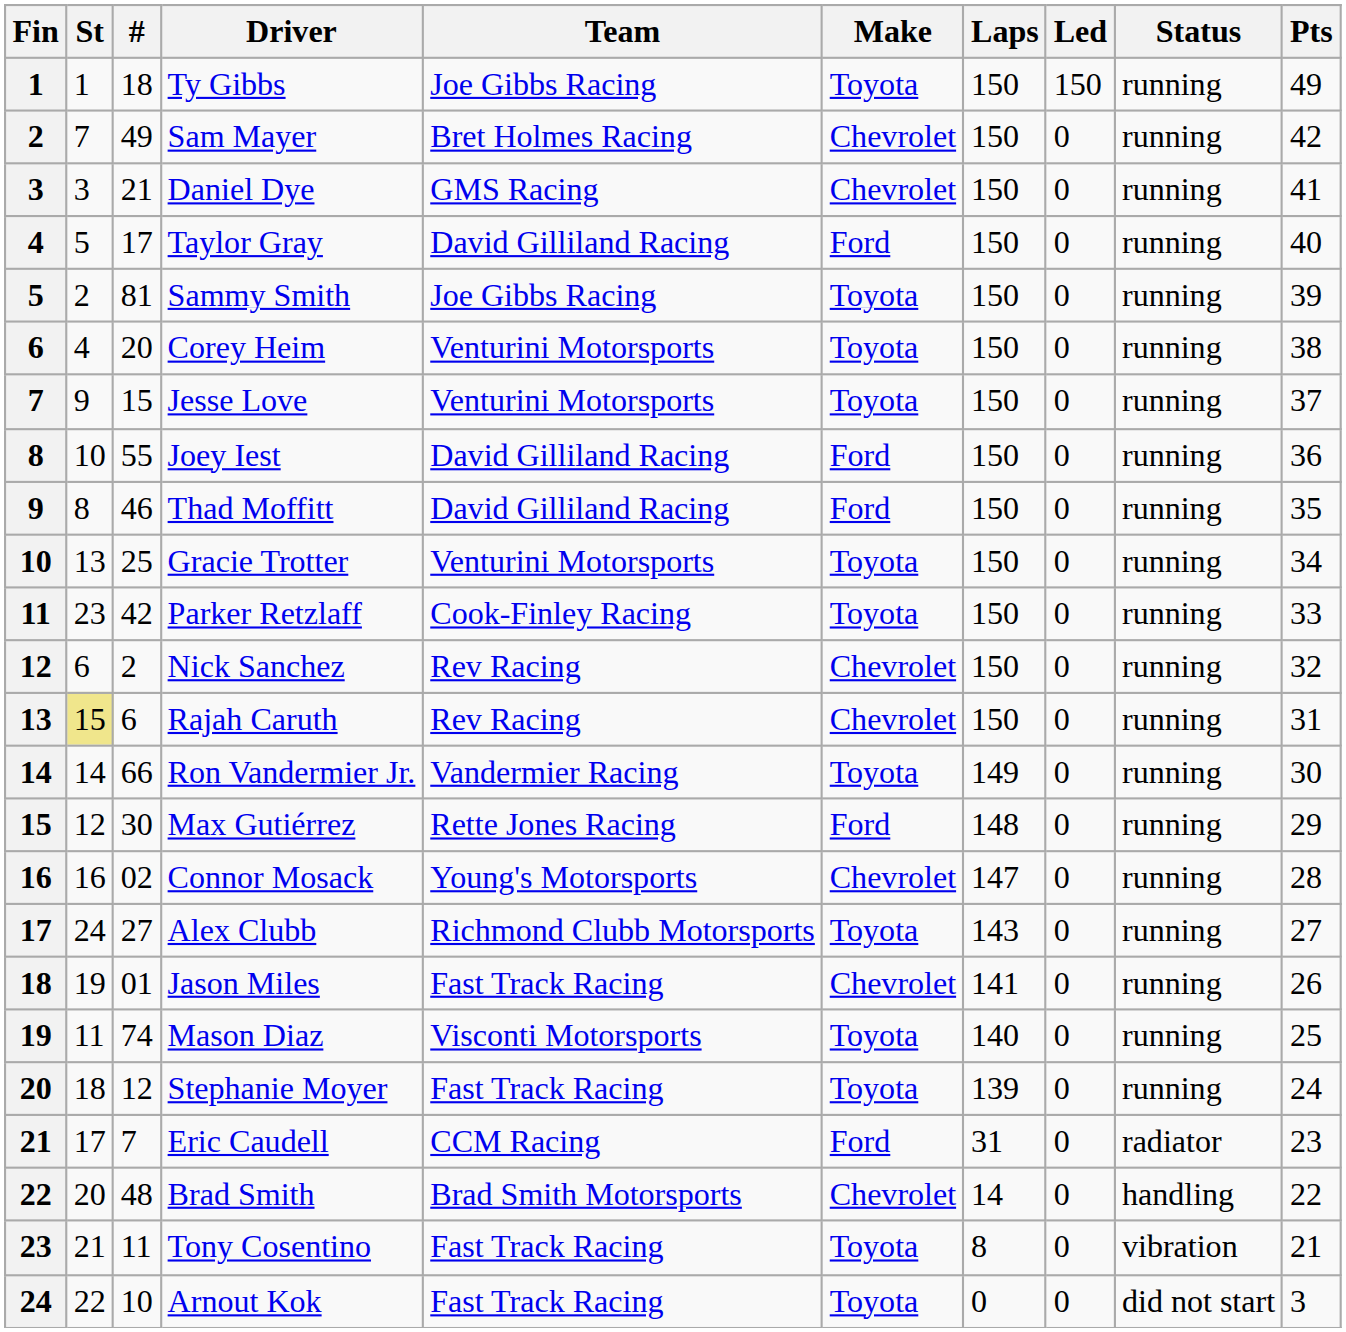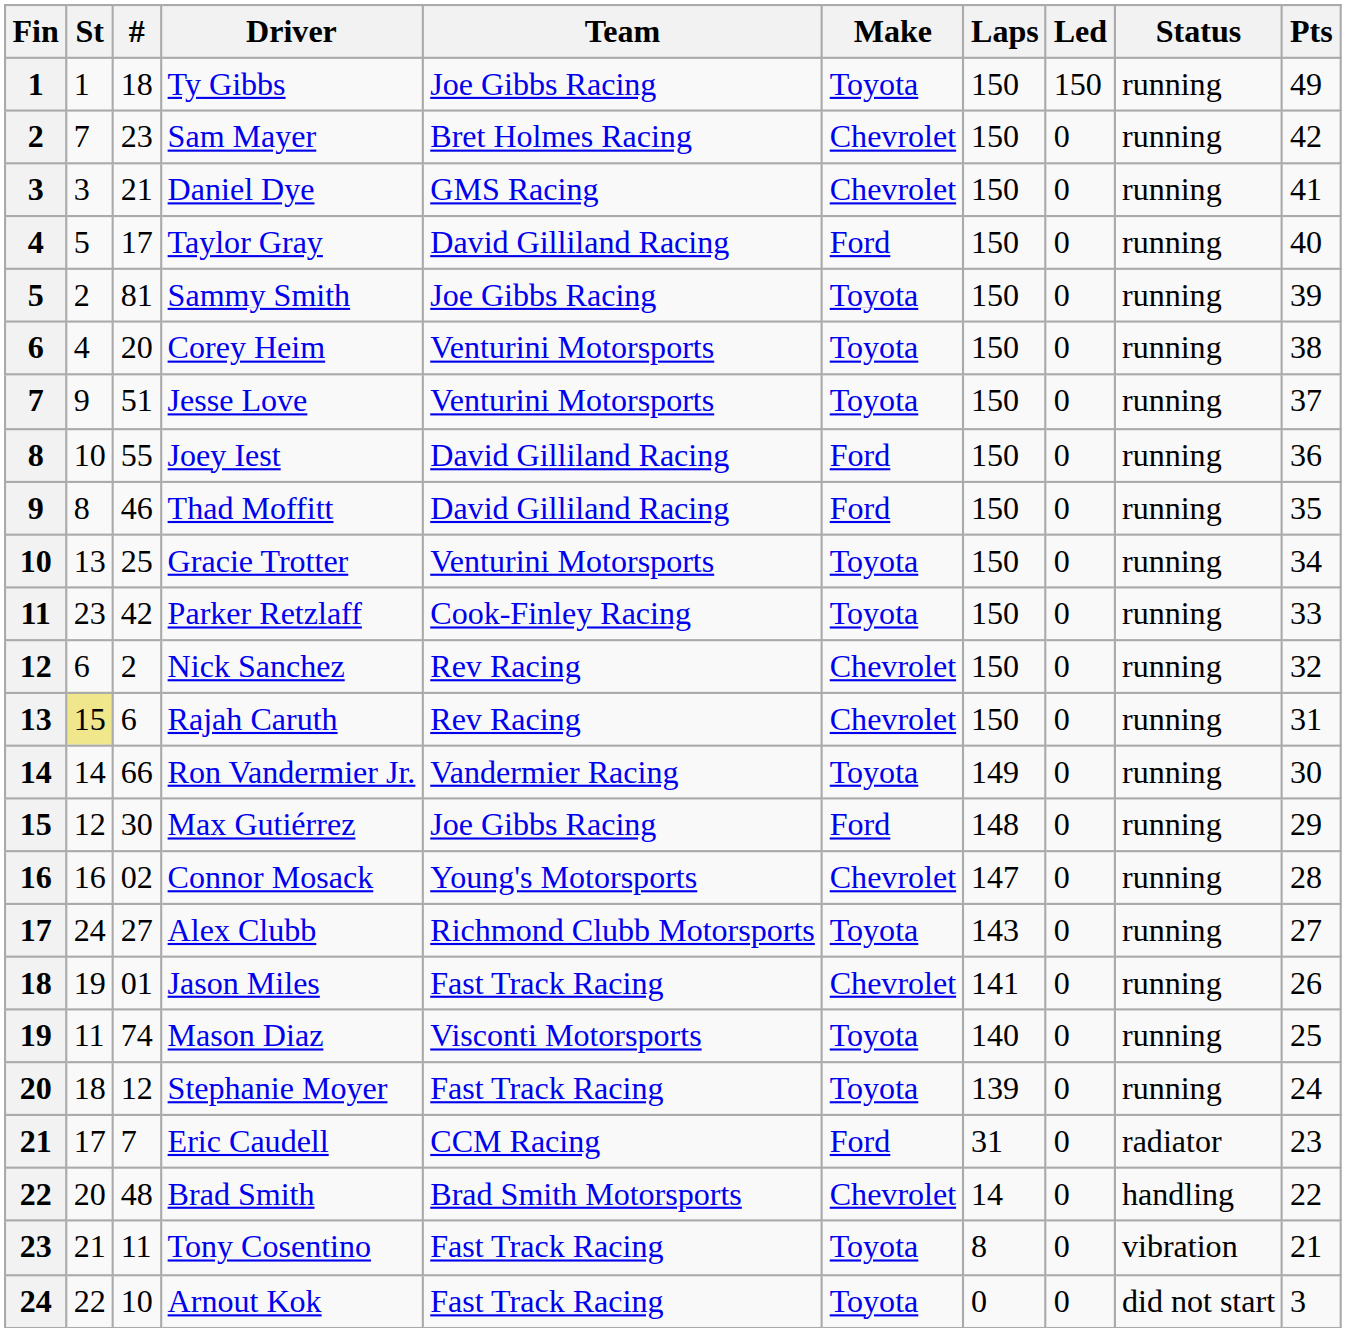(137, 136) 49 -> (137, 136) 23
(137, 401) 15 -> (137, 401) 51
(553, 824) Rette Jones Racing -> (543, 824) Joe Gibbs Racing
